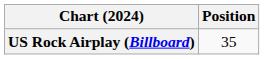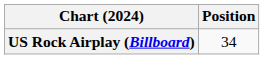(229, 41) 35 -> (229, 41) 34
